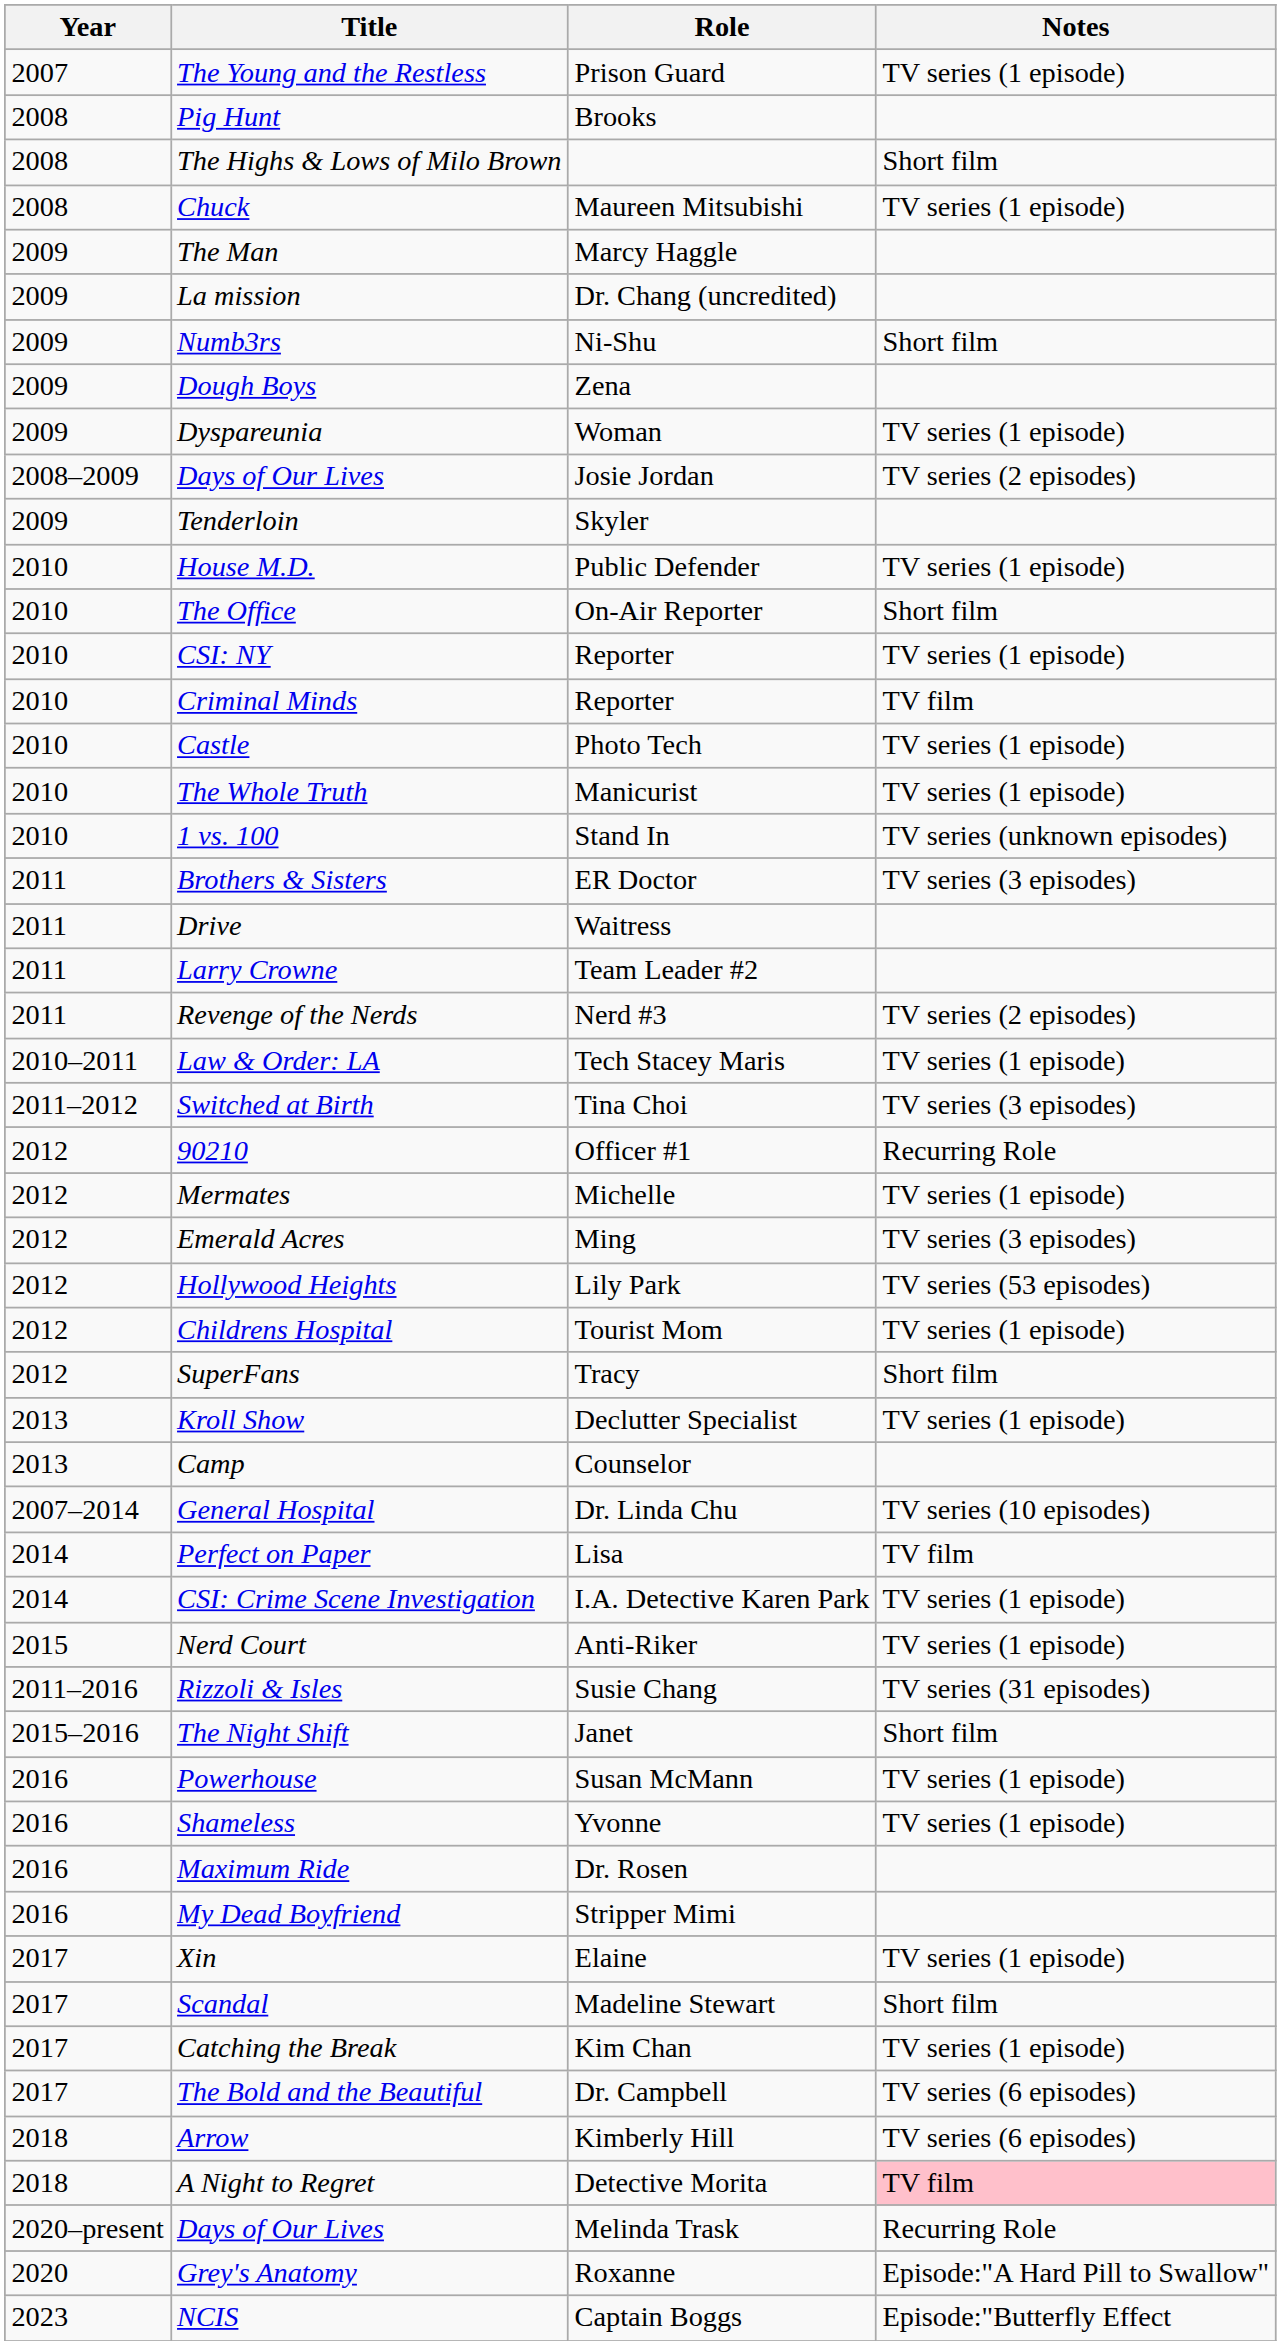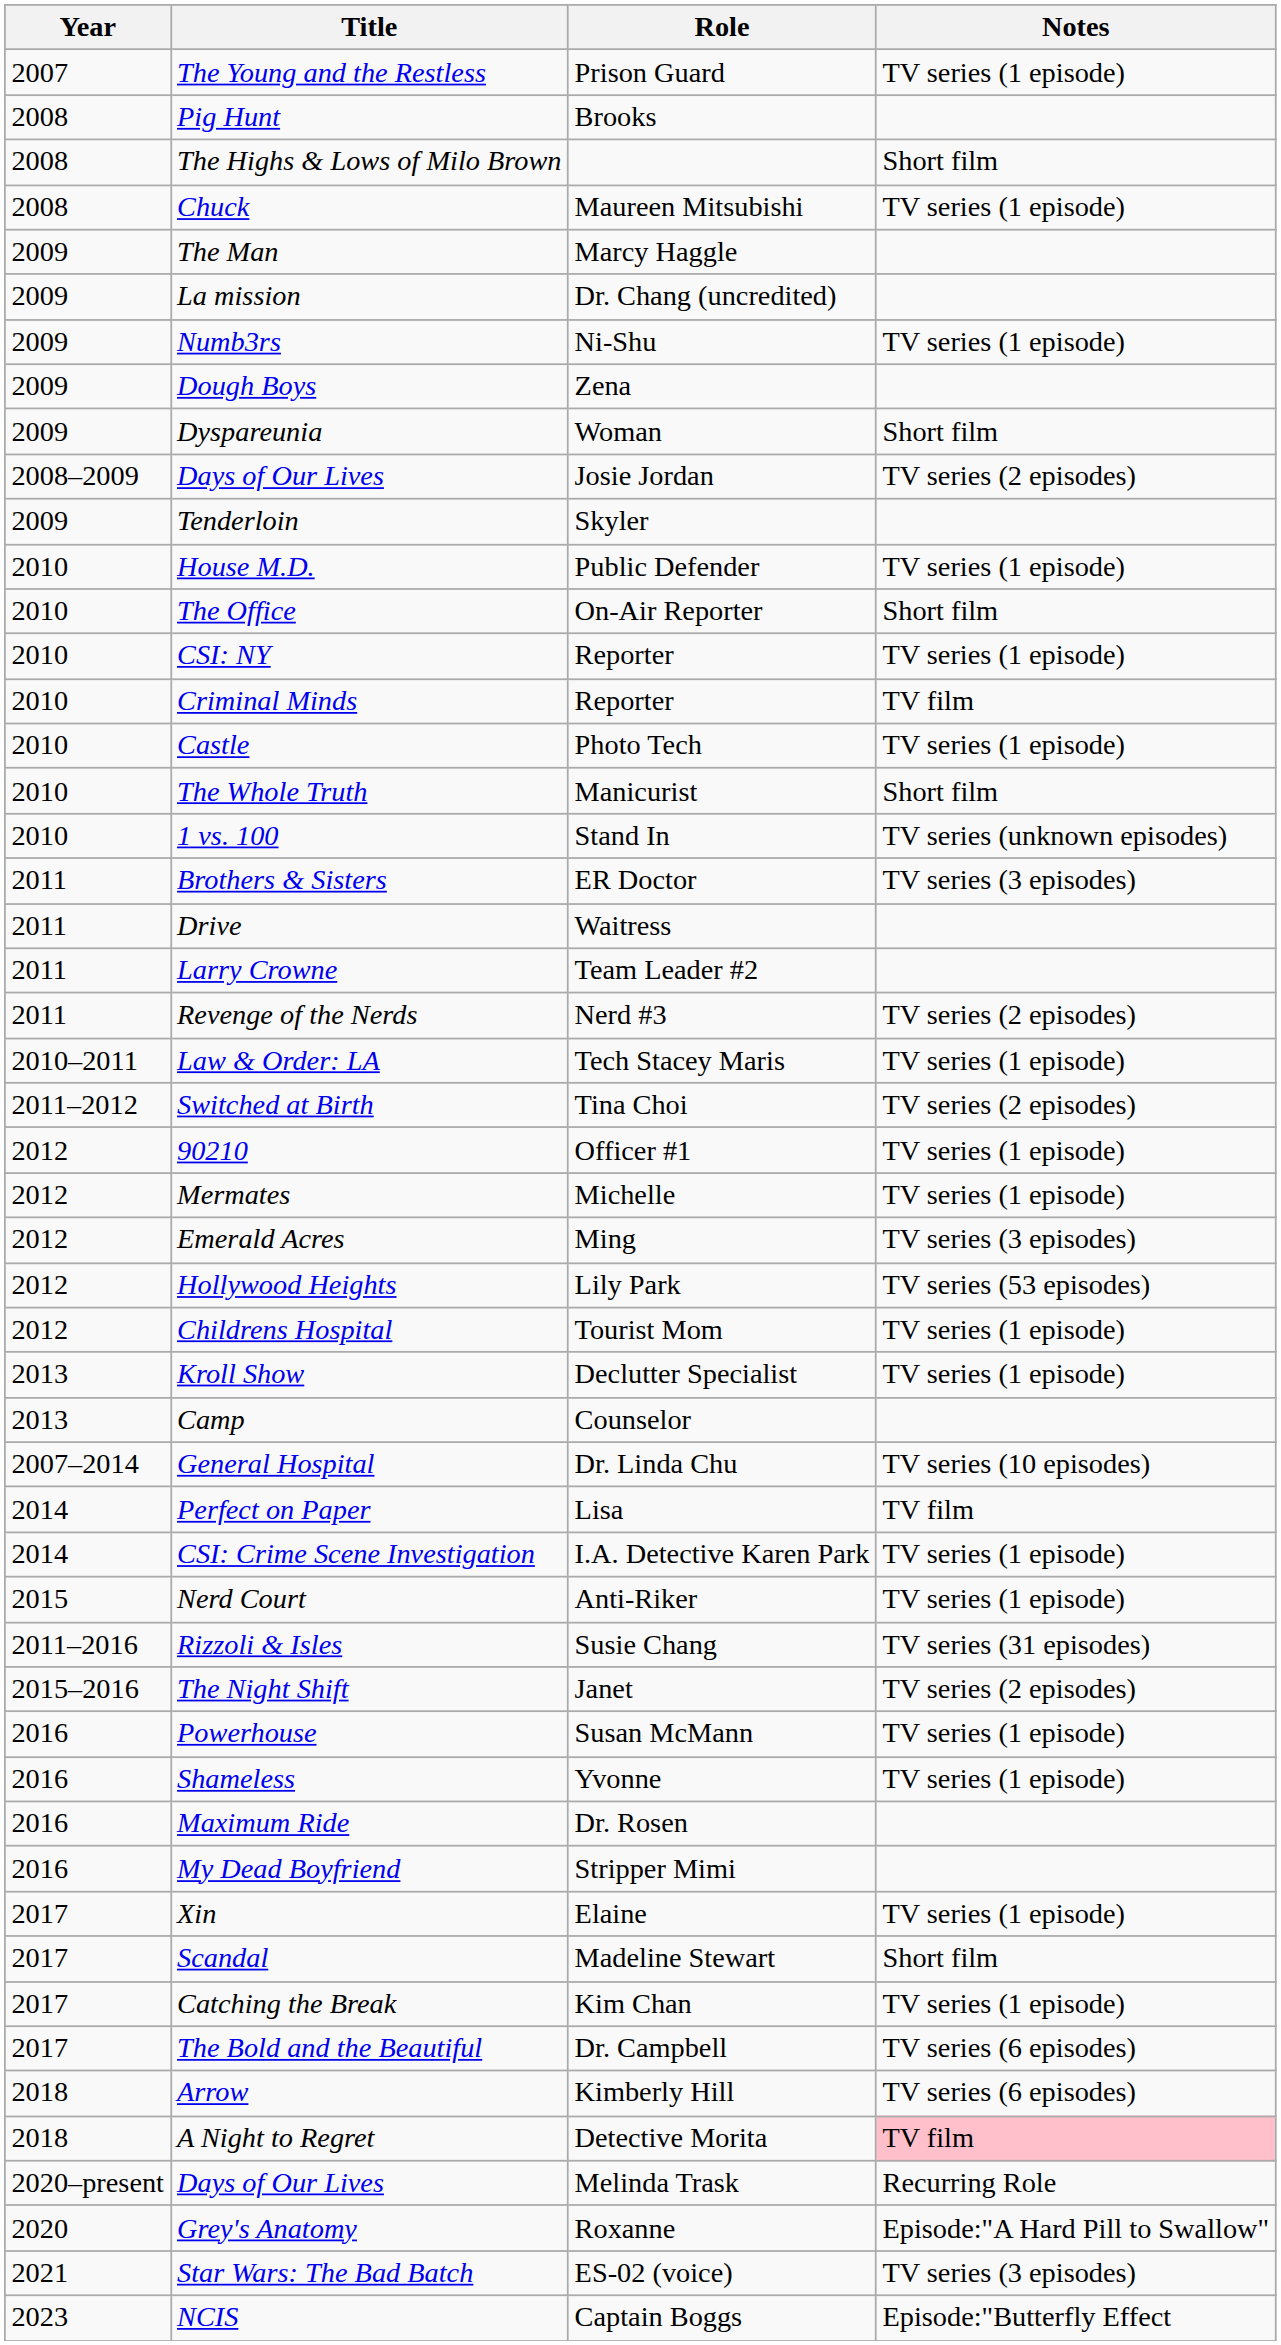(940, 341) Short film -> (1004, 341) TV series (1 episode)
(1004, 431) TV series (1 episode) -> (940, 431) Short film
(1004, 790) TV series (1 episode) -> (940, 790) Short film
(1009, 1104) TV series (3 episodes) -> (1009, 1104) TV series (2 episodes)
(969, 1149) Recurring Role -> (1004, 1149) TV series (1 episode)
- row: (238, 1374)
(940, 1733) Short film -> (1009, 1688) TV series (2 episodes)
+ row: (325, 2272)
